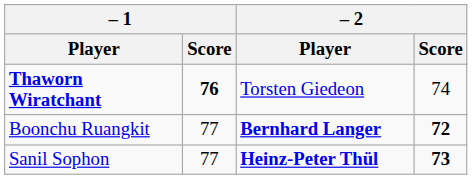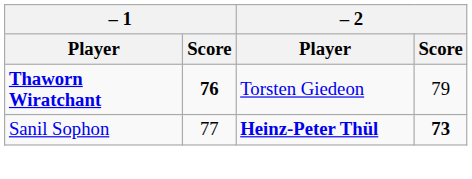(441, 89) 74 -> (441, 89) 79
- row: (79, 129)
